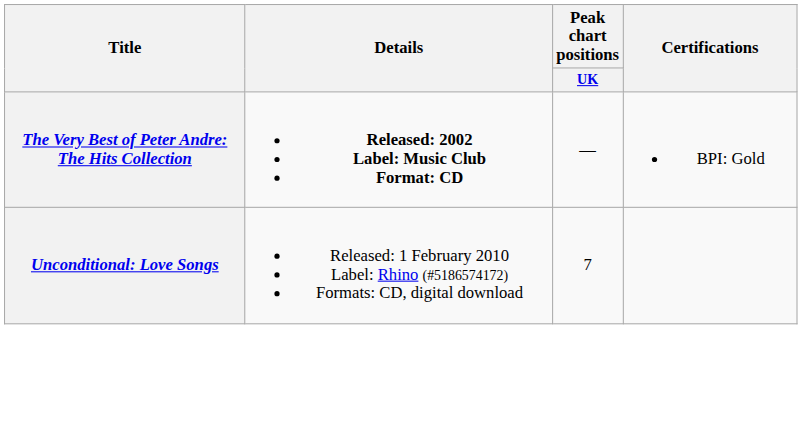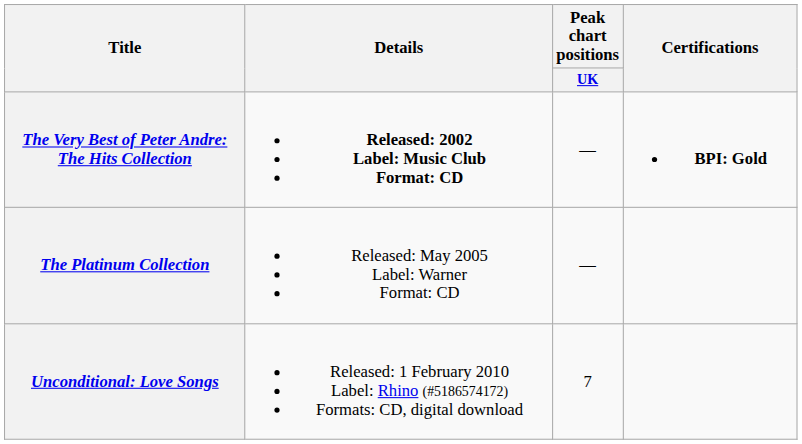(710, 159) normal -> (710, 159) bold
+ row: (125, 265)
